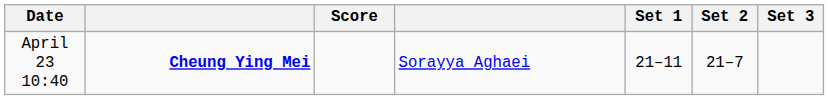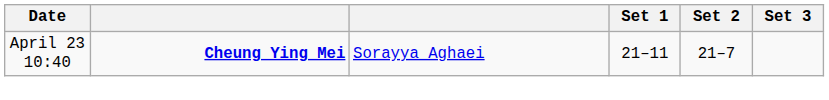- column: (354, 18)
